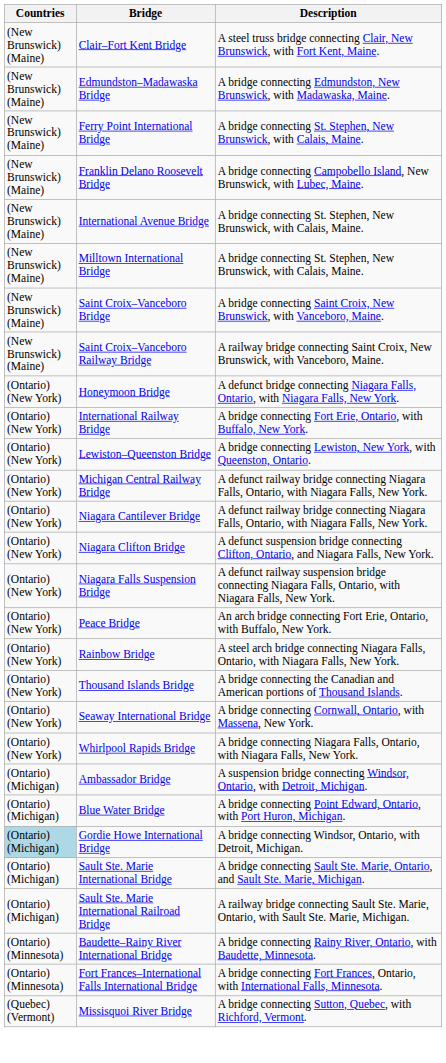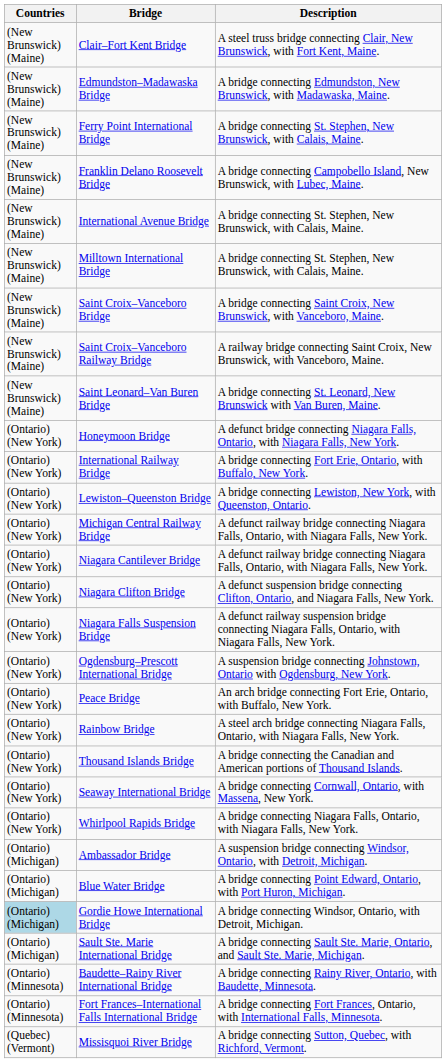+ row: (139, 398)
+ row: (128, 667)
- row: (129, 911)
